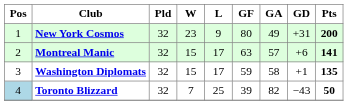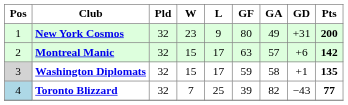(329, 52) 141 -> (329, 52) 142
(18, 71) no background -> (18, 71) lightgrey background
(329, 90) 50 -> (329, 90) 77
